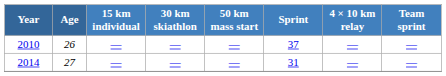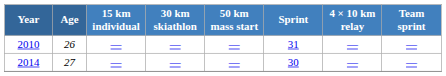(293, 44) 37 -> (293, 44) 31
(293, 62) 31 -> (293, 62) 30
